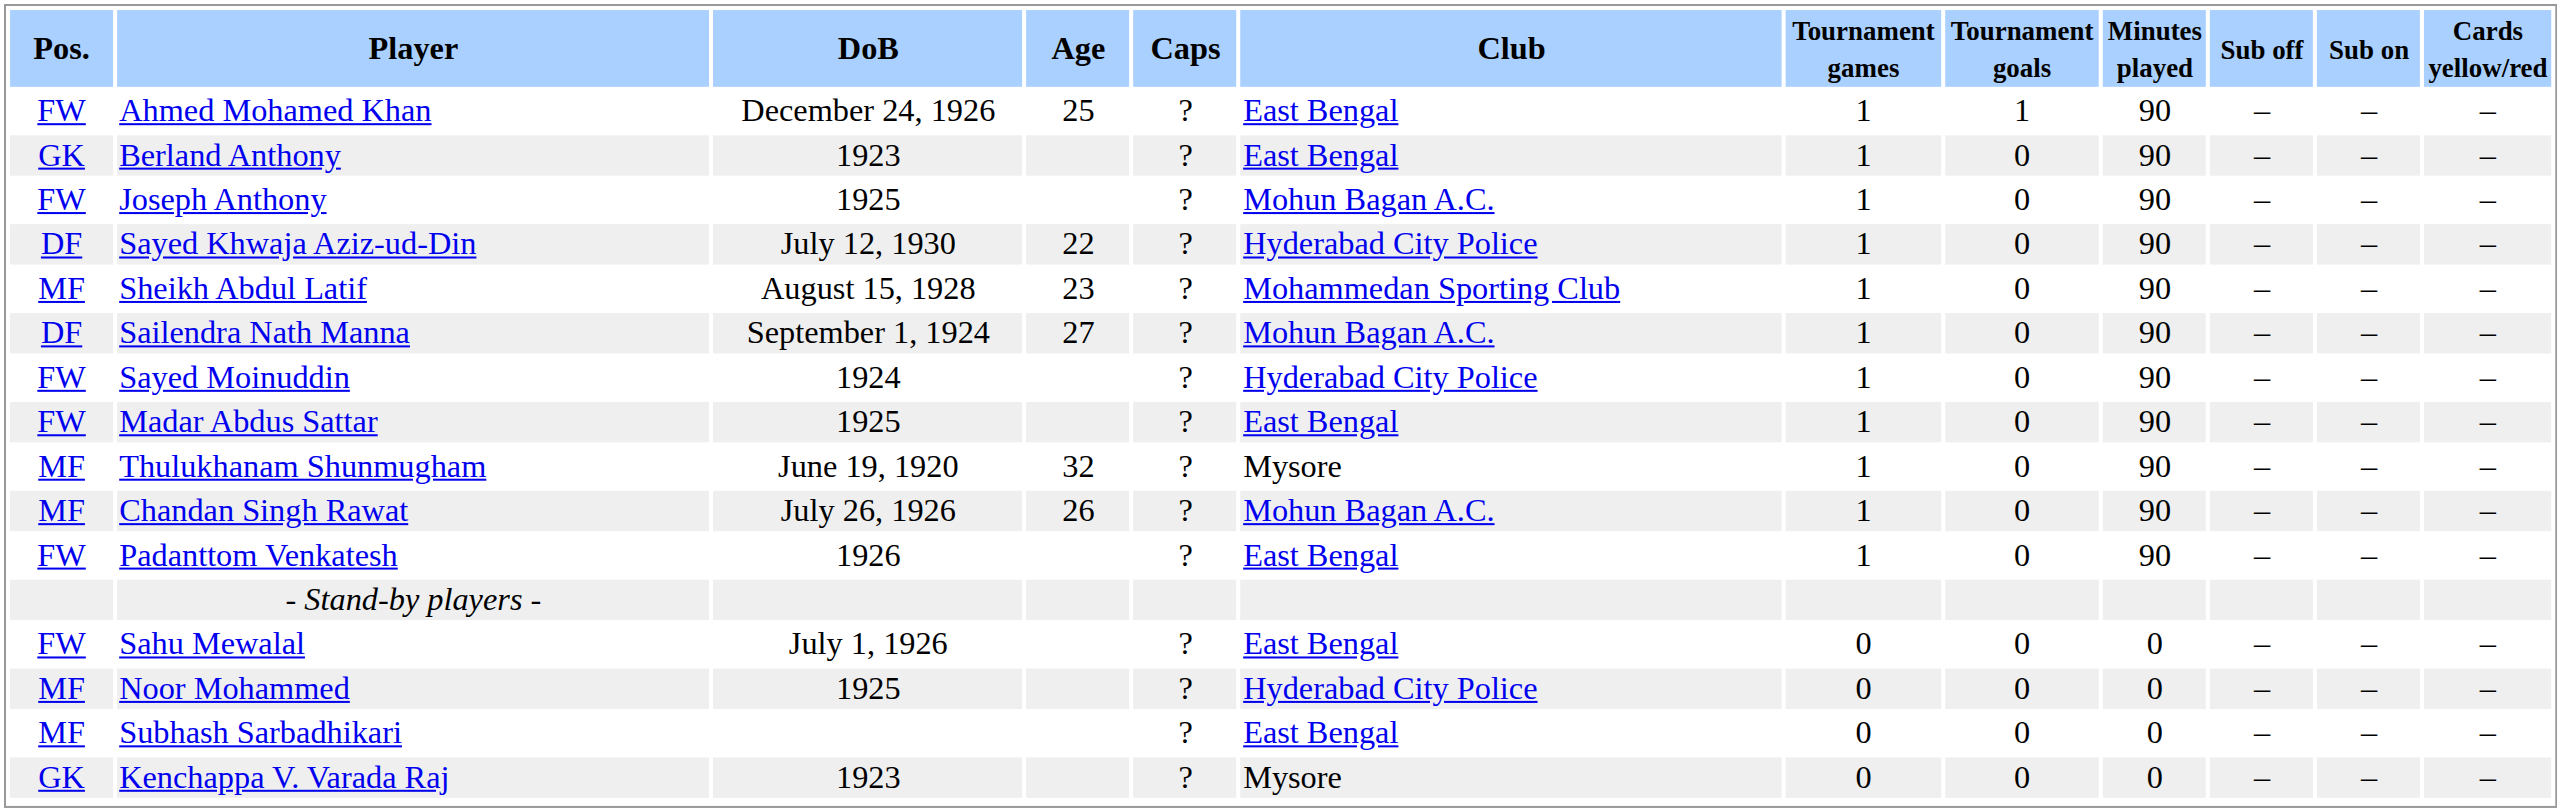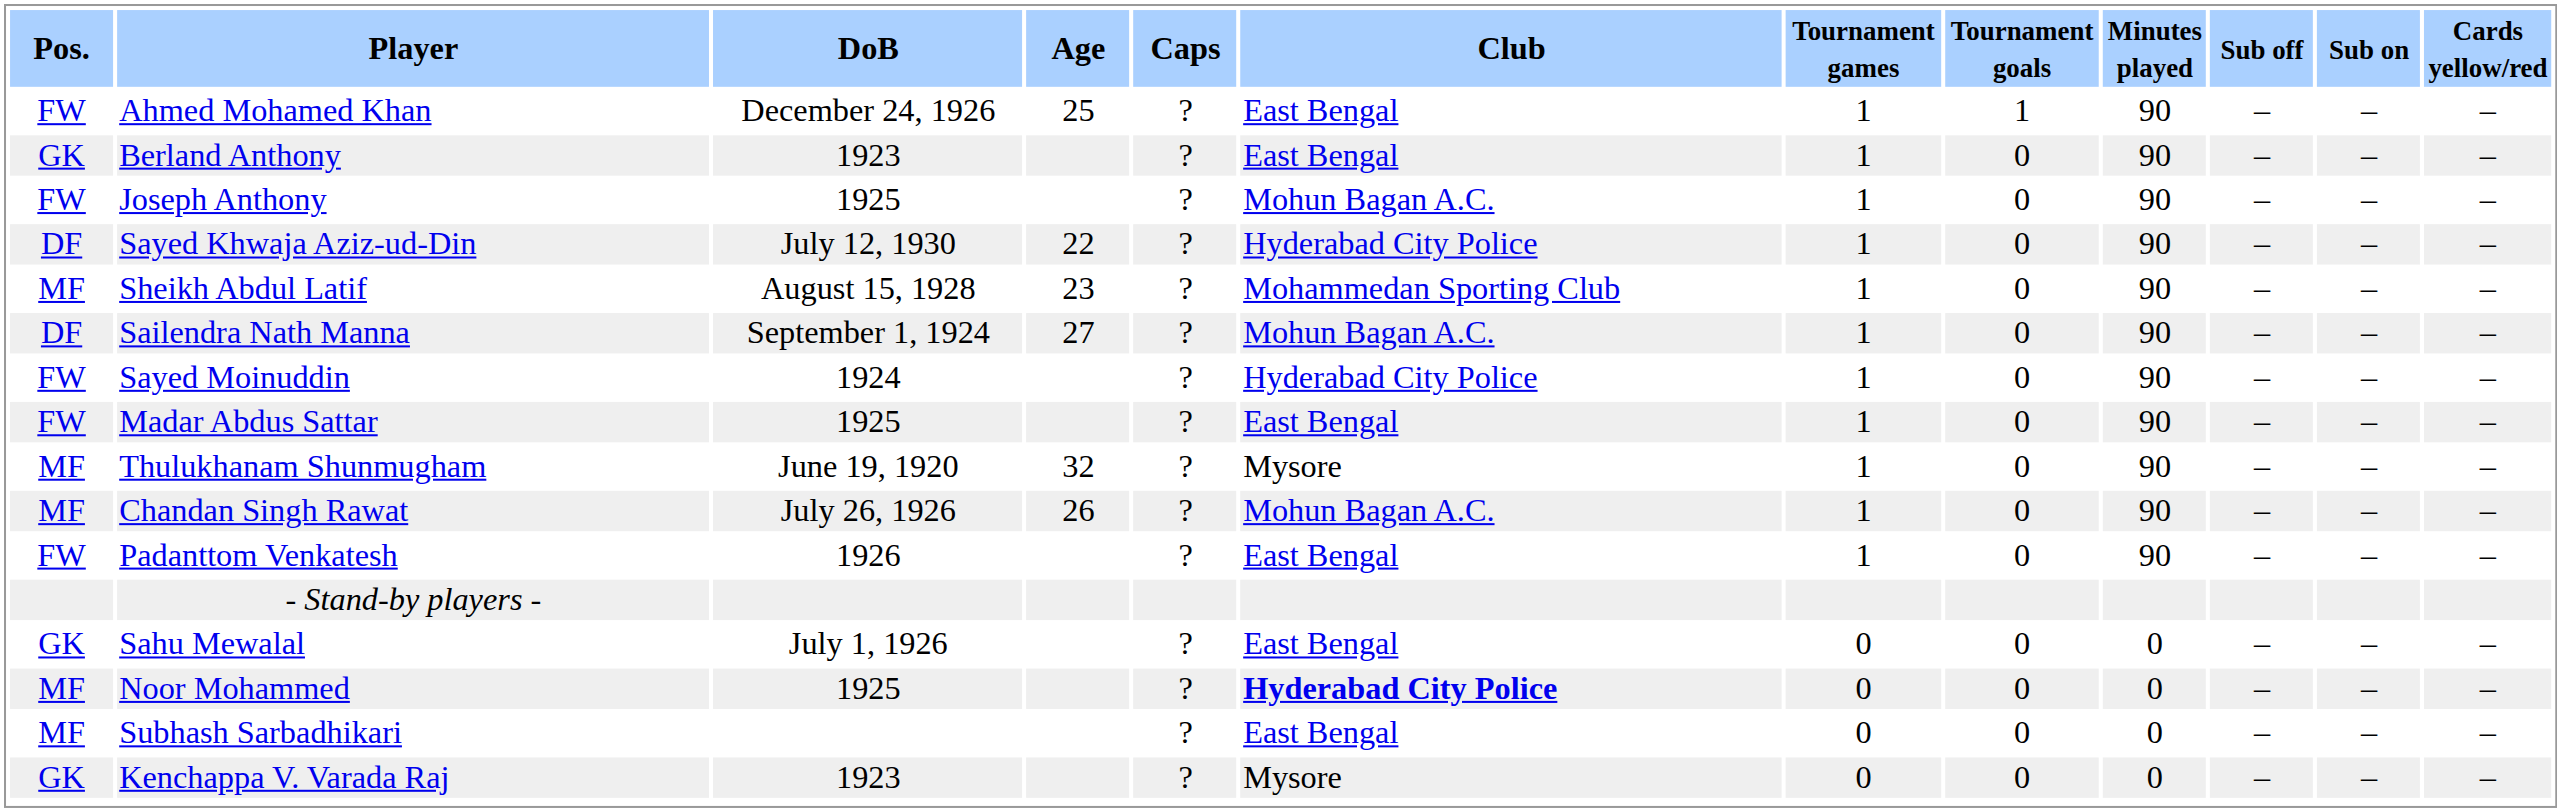(62, 643) FW -> (62, 643) GK
(1390, 688) normal -> (1400, 688) bold
